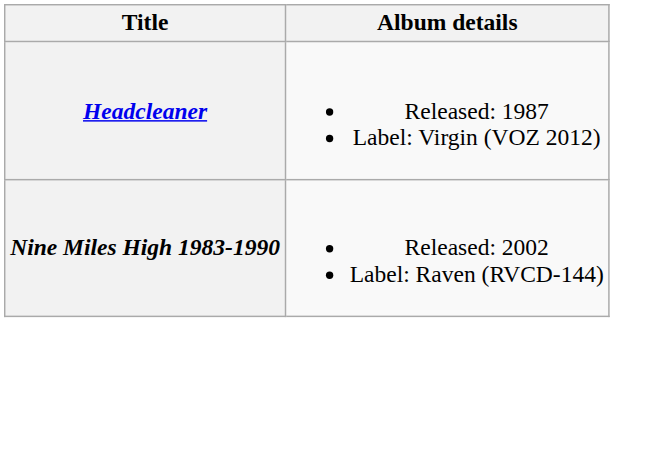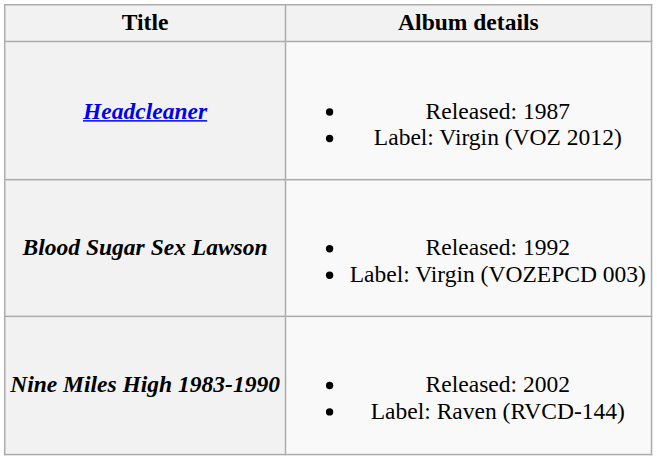+ row: (145, 247)
